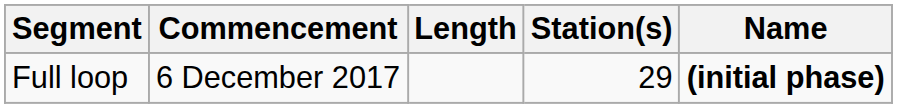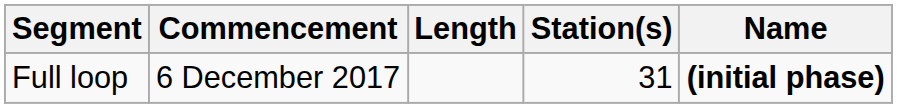(655, 77) 29 -> (655, 77) 31
